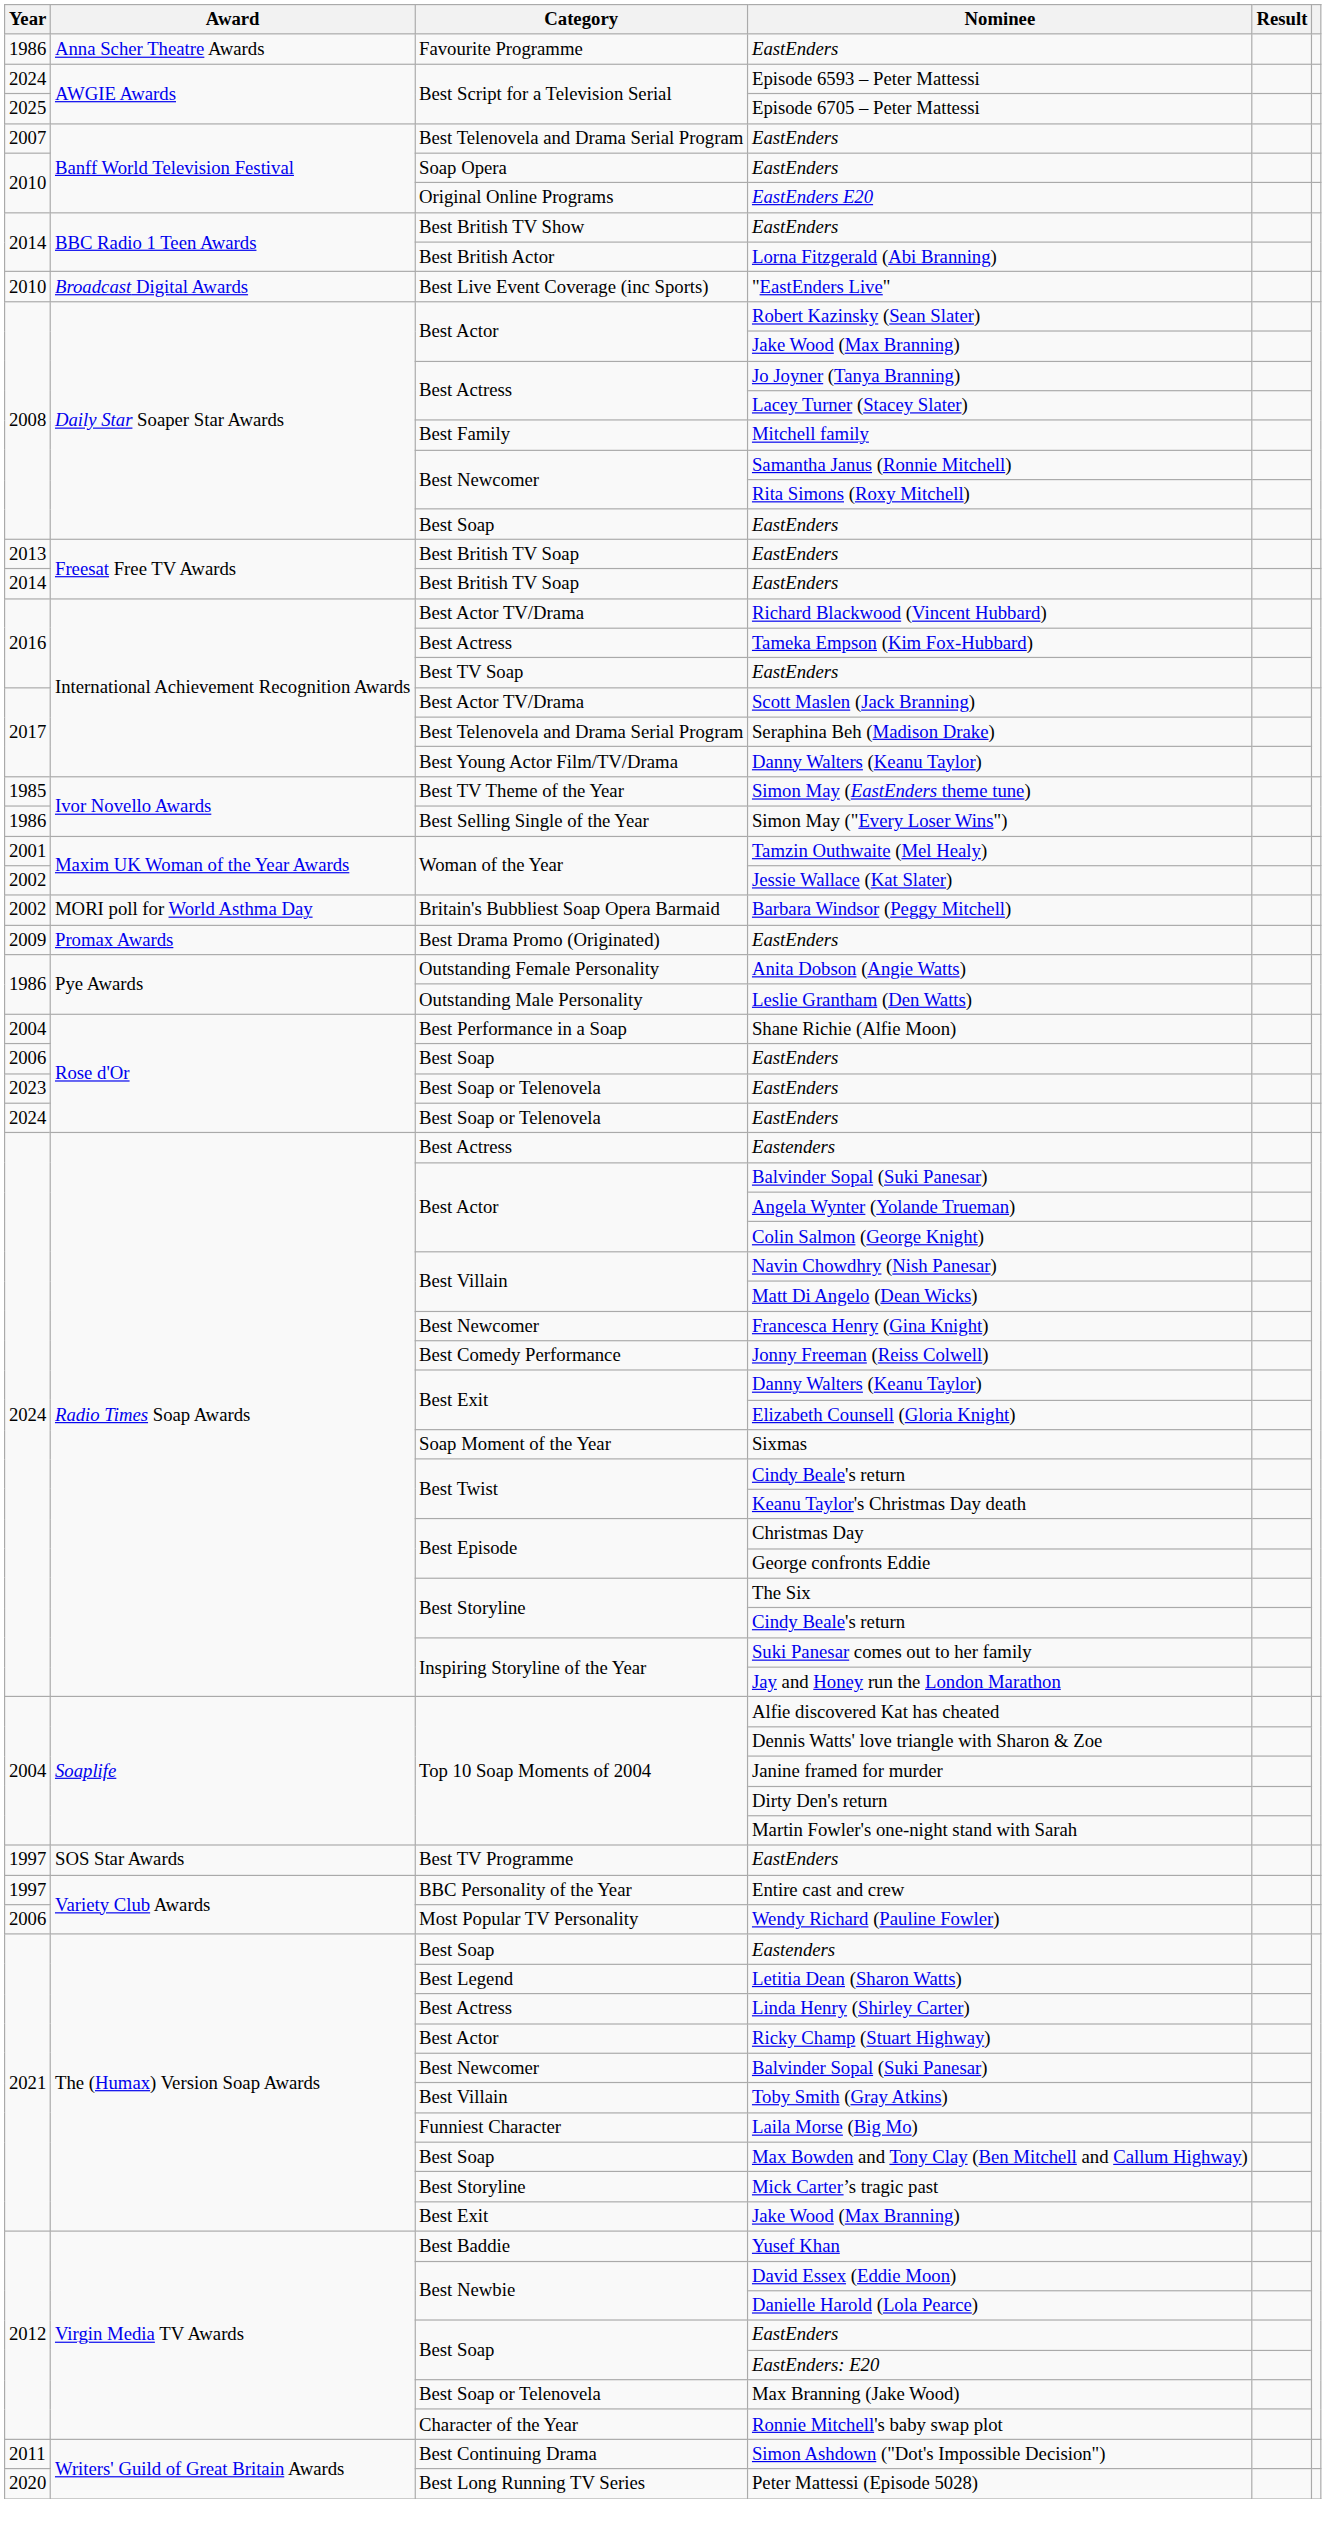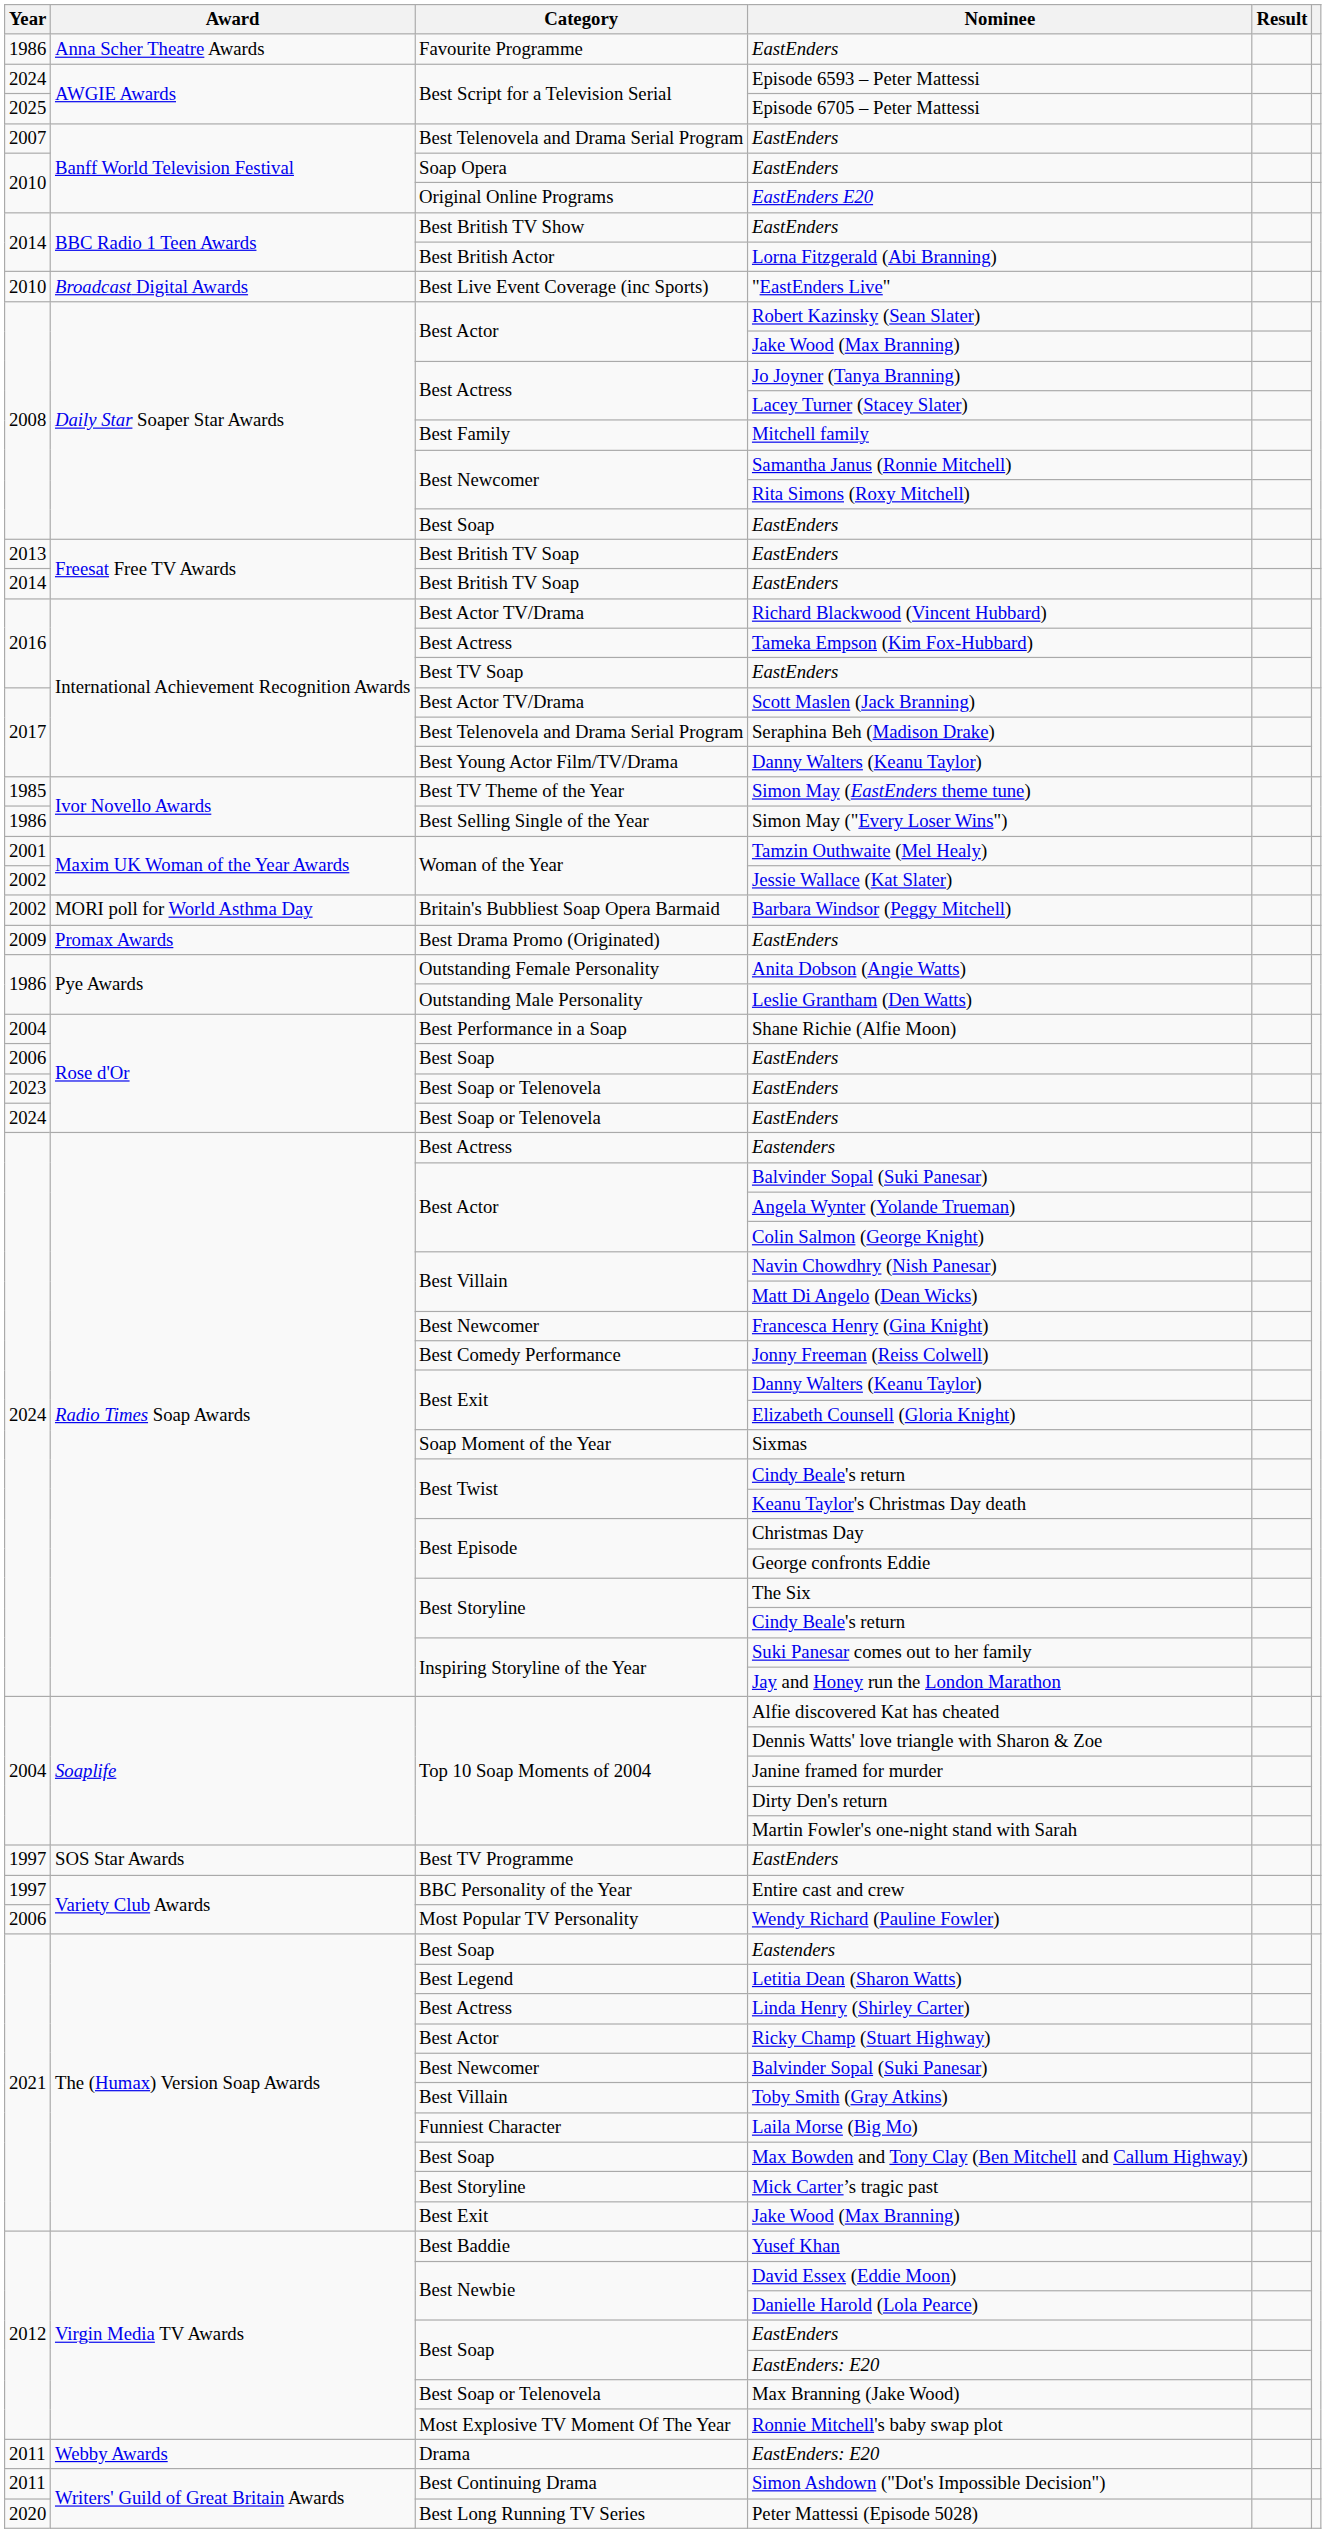(499, 2424) Character of the Year -> (575, 2424) Most Explosive TV Moment Of The Year
+ row: (27, 2453)
